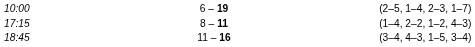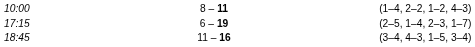(214, 9) 6 – 19 -> (214, 9) 8 – 11
(425, 9) (2–5, 1–4, 2–3, 1–7) -> (425, 9) (1–4, 2–2, 1–2, 4–3)
(214, 23) 8 – 11 -> (214, 23) 6 – 19
(425, 23) (1–4, 2–2, 1–2, 4–3) -> (425, 23) (2–5, 1–4, 2–3, 1–7)
